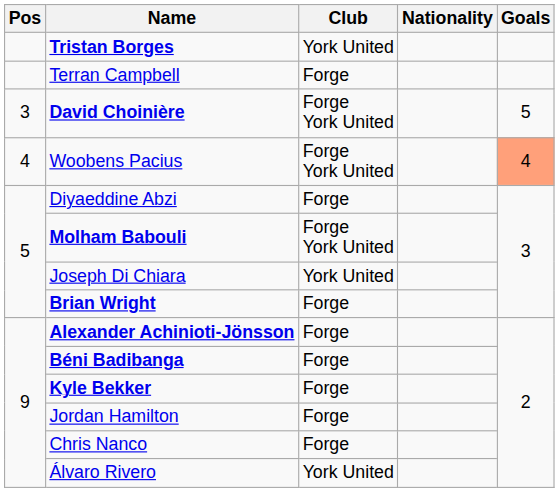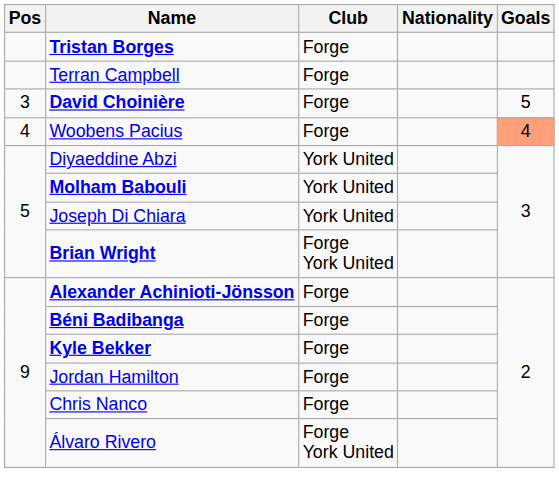(348, 46) York United -> (326, 46) Forge
(348, 113) Forge York United -> (326, 103) Forge
(348, 161) Forge York United -> (326, 131) Forge
(326, 199) Forge -> (348, 159) York United
(348, 237) Forge York United -> (348, 187) York United
(326, 303) Forge -> (348, 253) Forge York United
(348, 472) York United -> (348, 442) Forge York United
